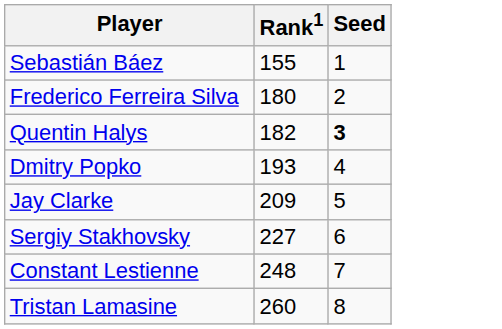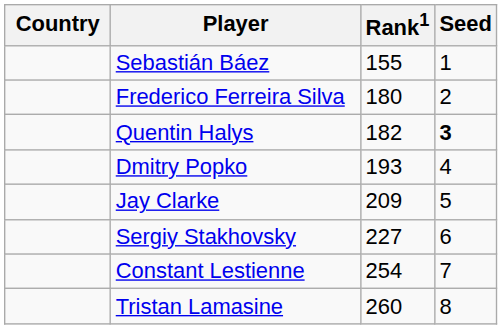+ column: (58, 24)
(278, 271) 248 -> (384, 271) 254
